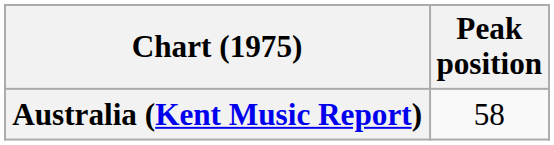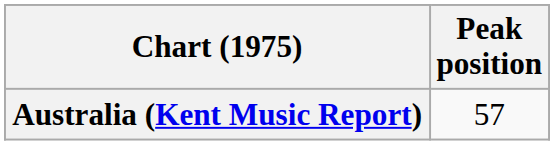(489, 113) 58 -> (489, 113) 57
